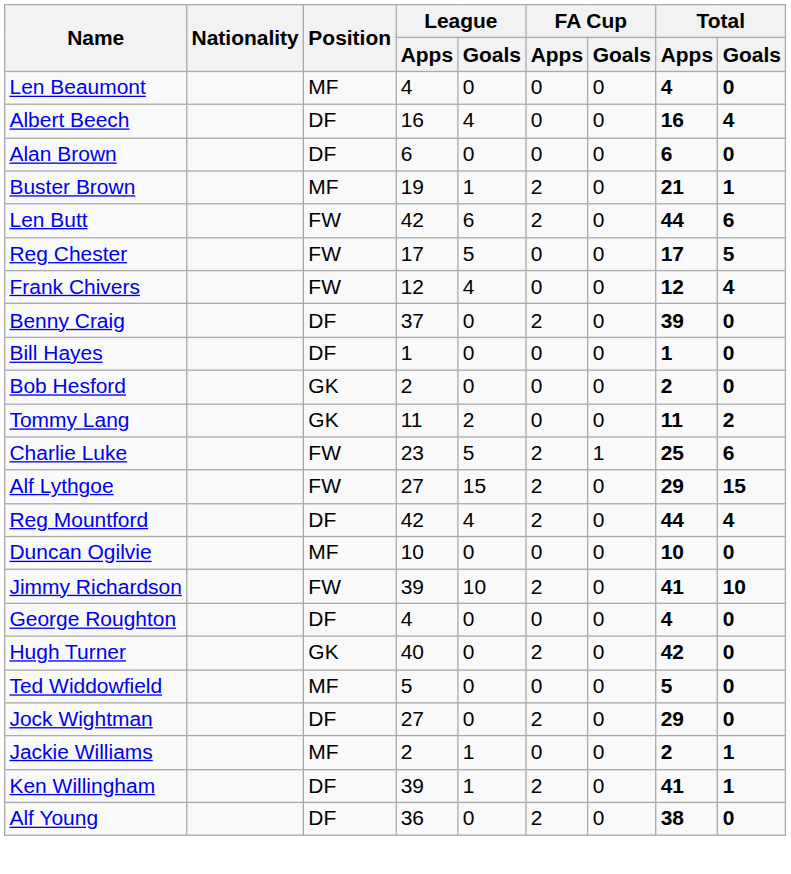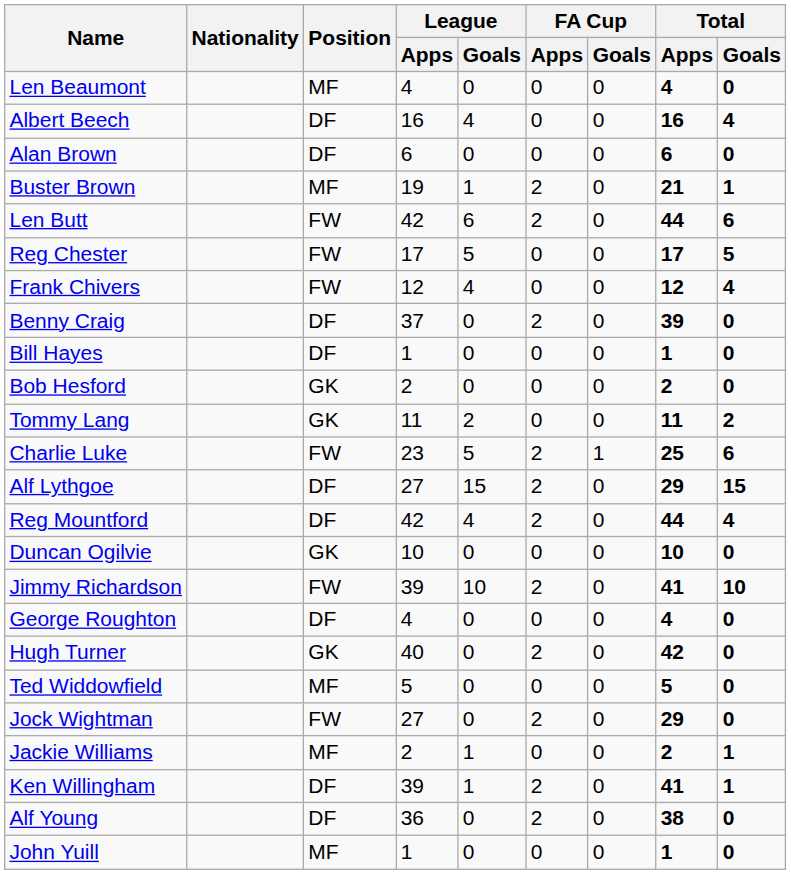(325, 486) FW -> (322, 486) DF
(323, 552) MF -> (323, 552) GK
(322, 719) DF -> (325, 719) FW
+ row: (54, 852)
